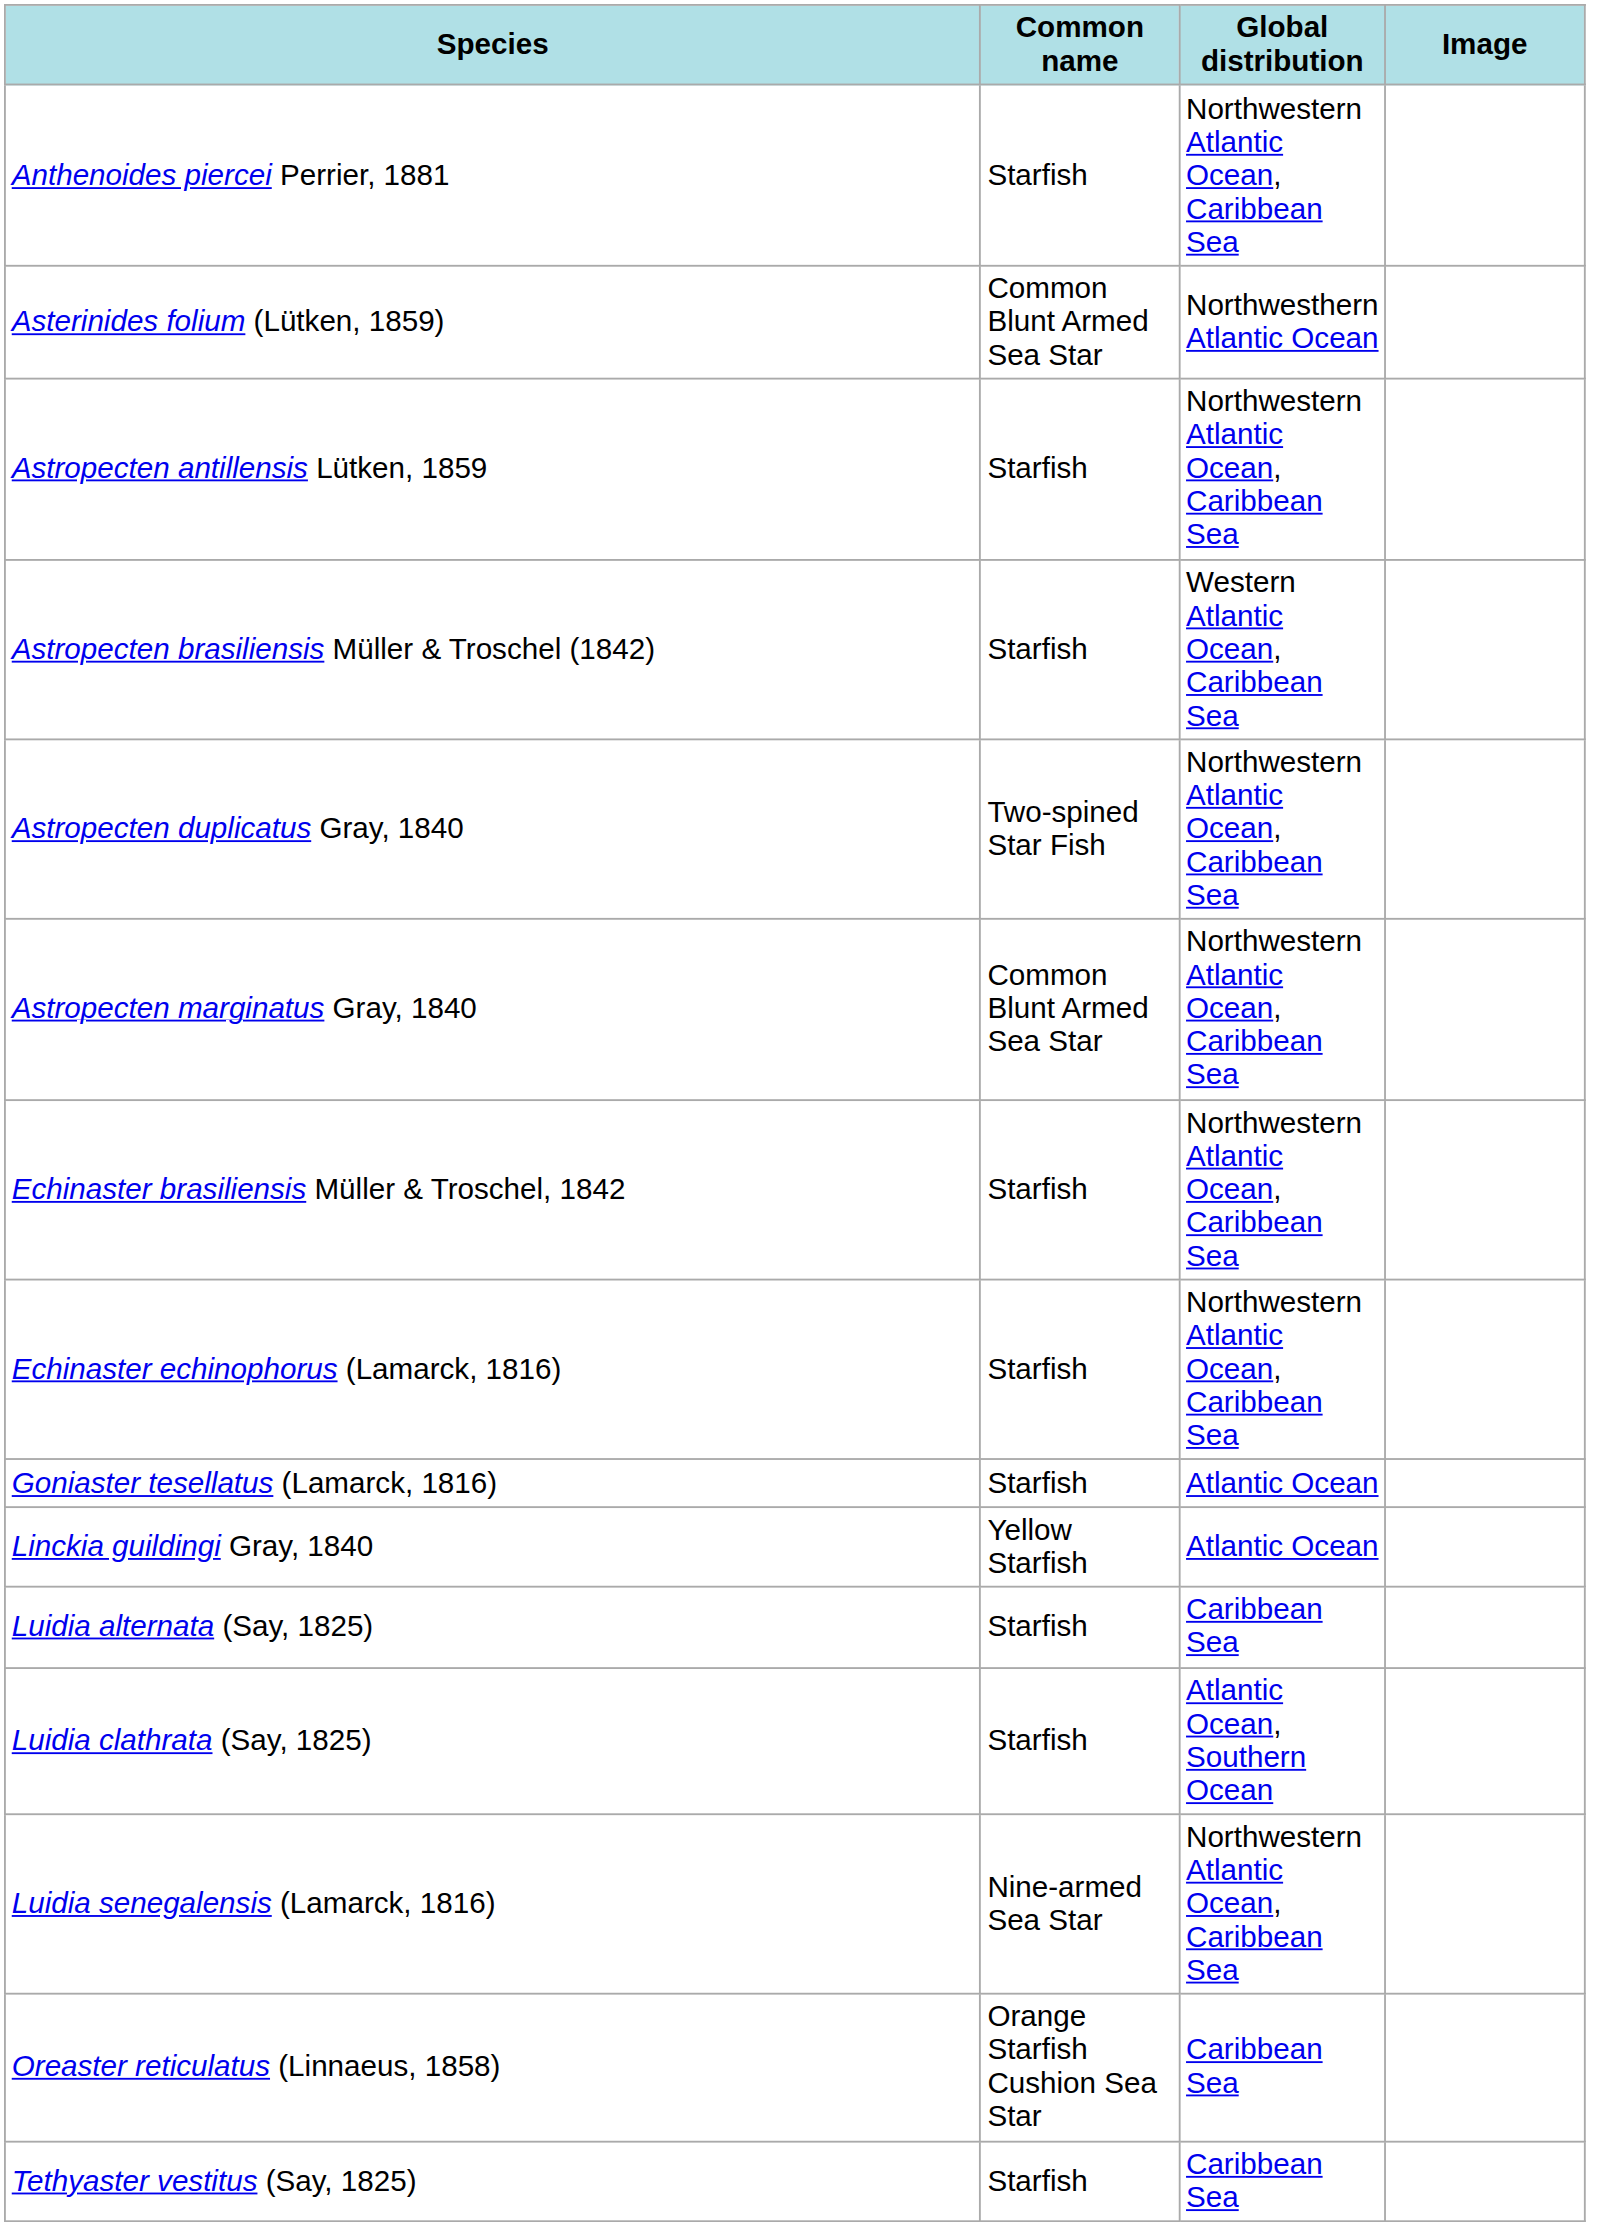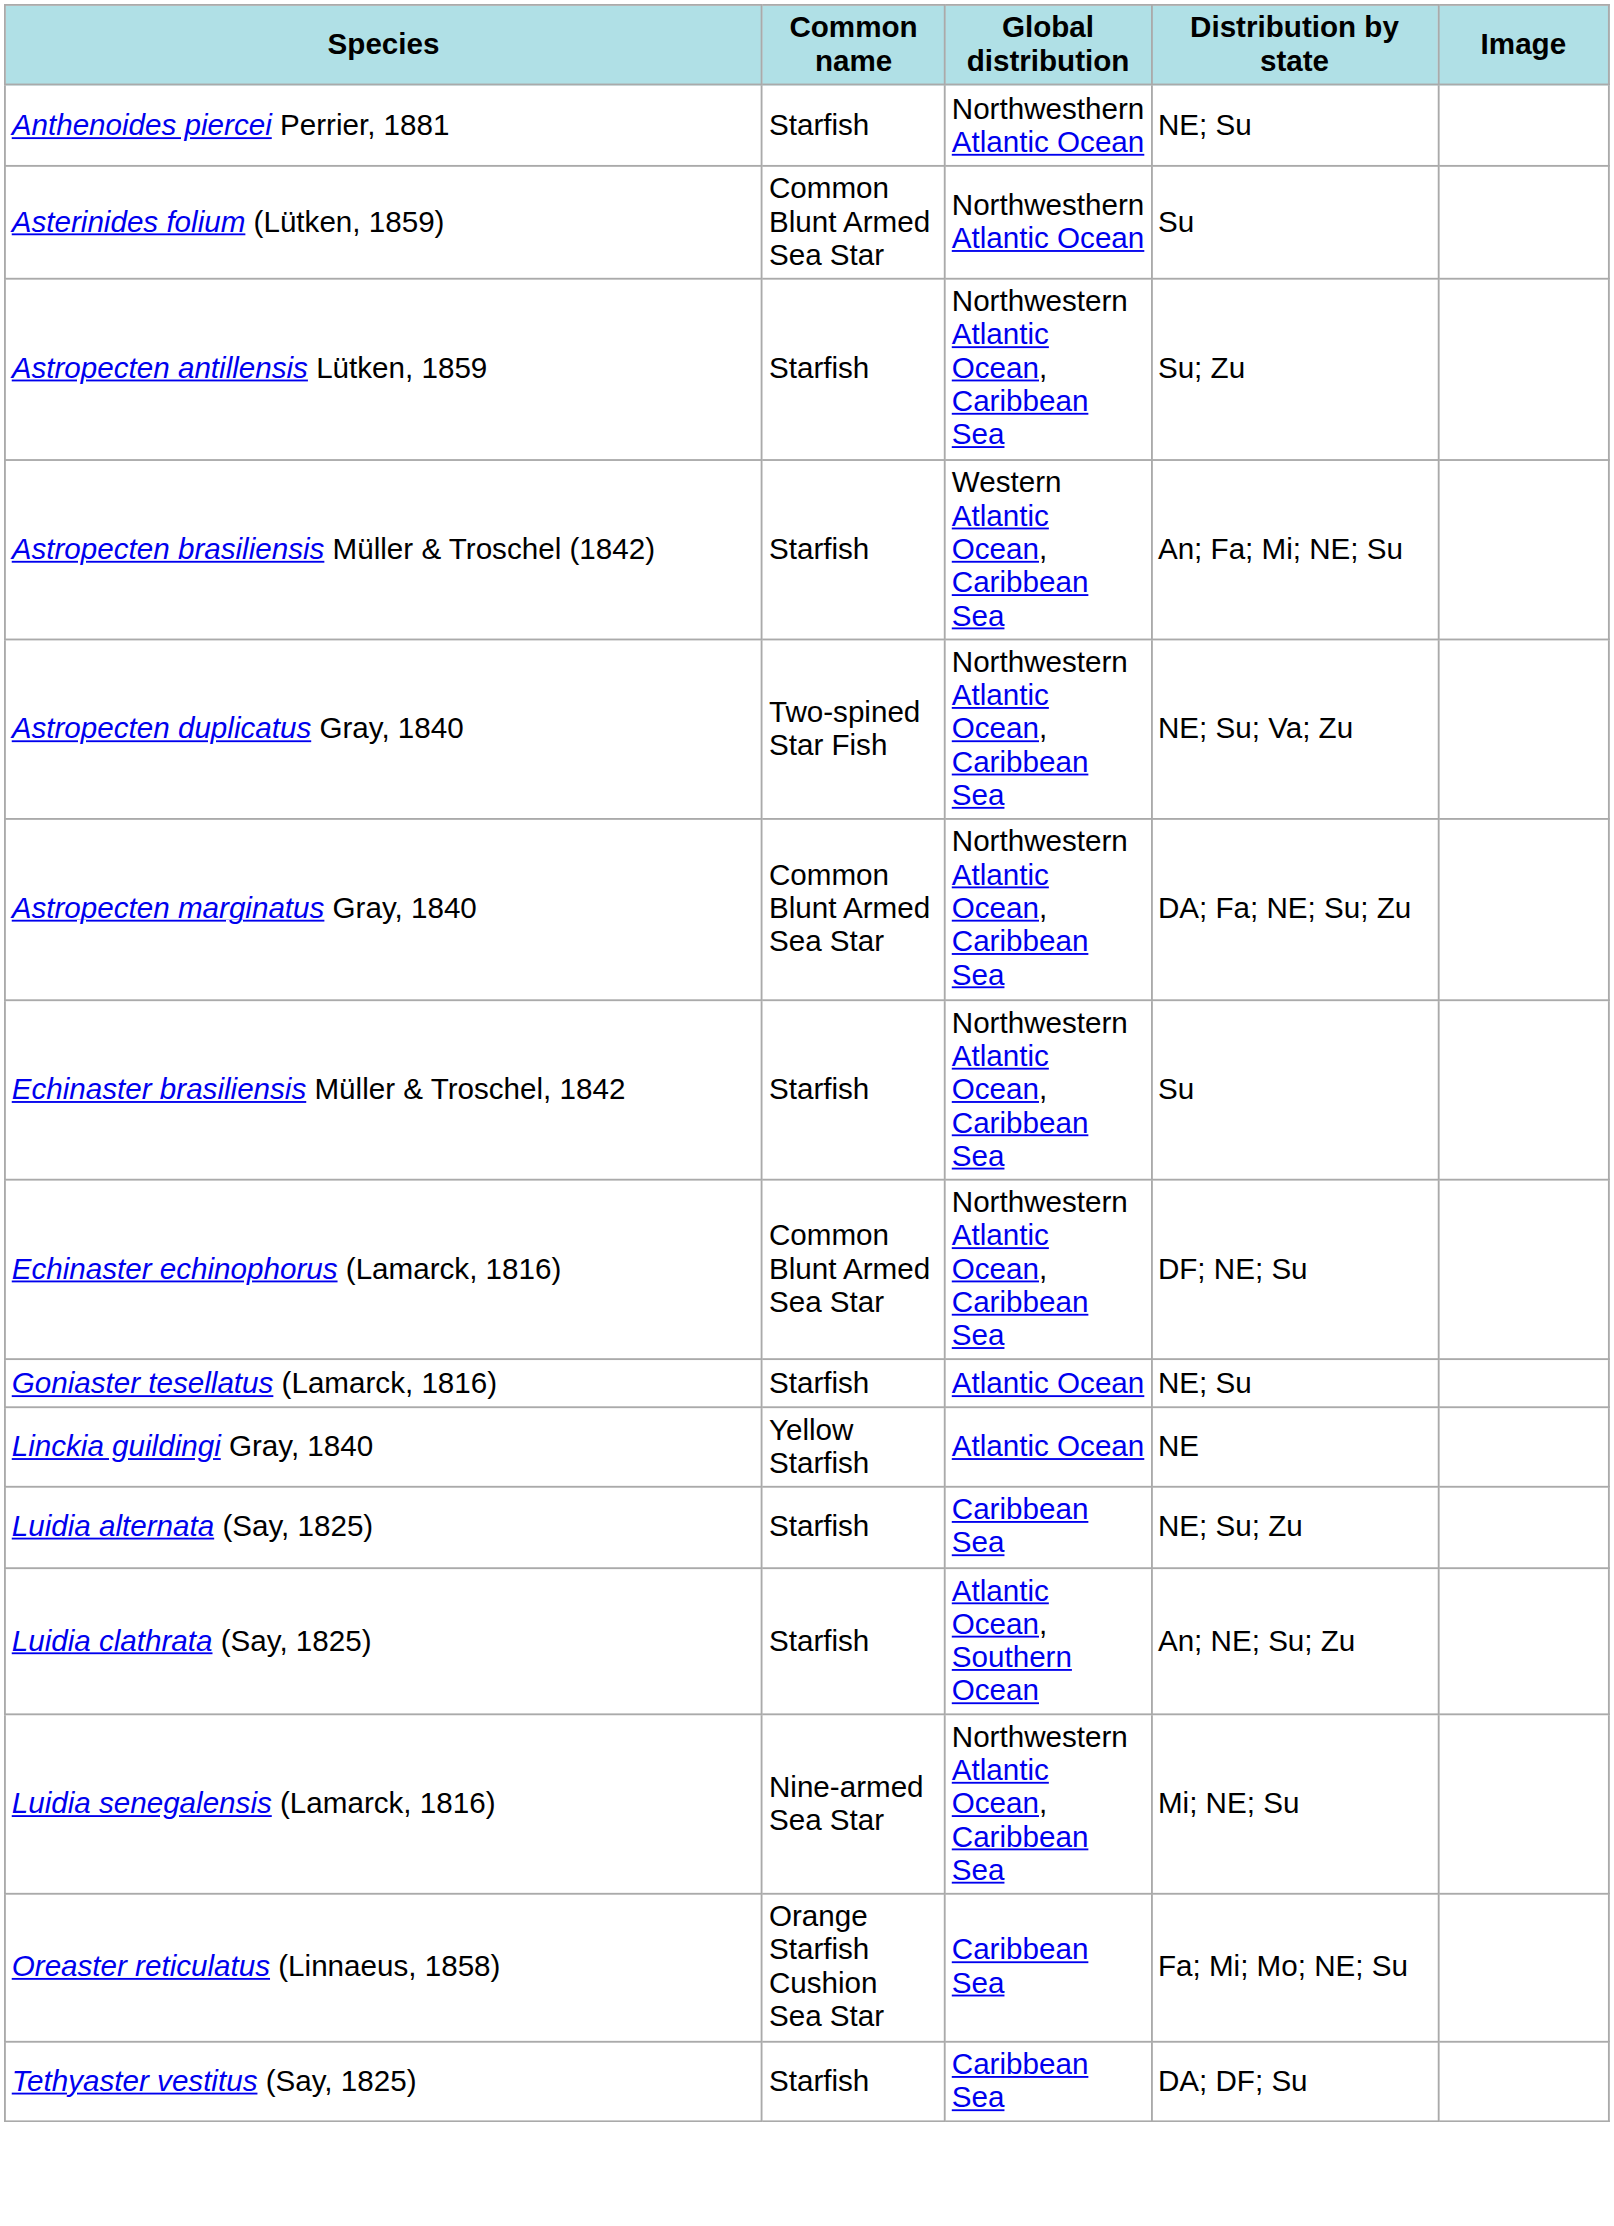+ column: (1294, 44)
(1274, 174) Northwestern Atlantic Ocean, Caribbean Sea -> (1048, 124) Northwesthern Atlantic Ocean
(1038, 1369) Starfish -> (850, 1269) Common Blunt Armed Sea Star
